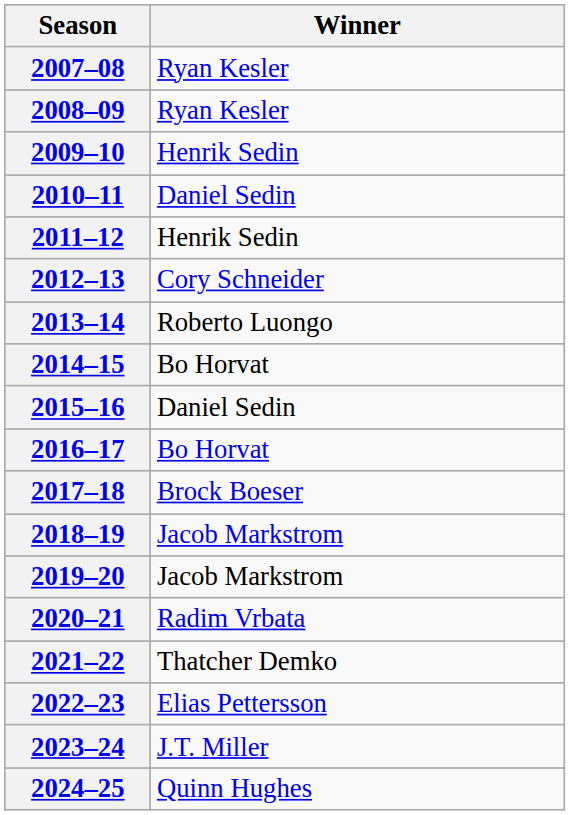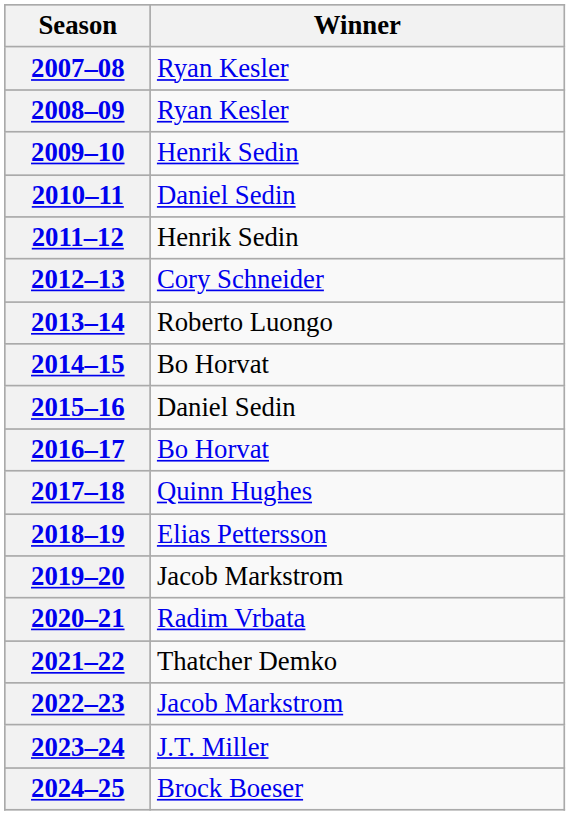(230, 491) Brock Boeser -> (234, 491) Quinn Hughes
(250, 534) Jacob Markstrom -> (242, 534) Elias Pettersson
(242, 703) Elias Pettersson -> (250, 703) Jacob Markstrom
(234, 788) Quinn Hughes -> (230, 788) Brock Boeser
